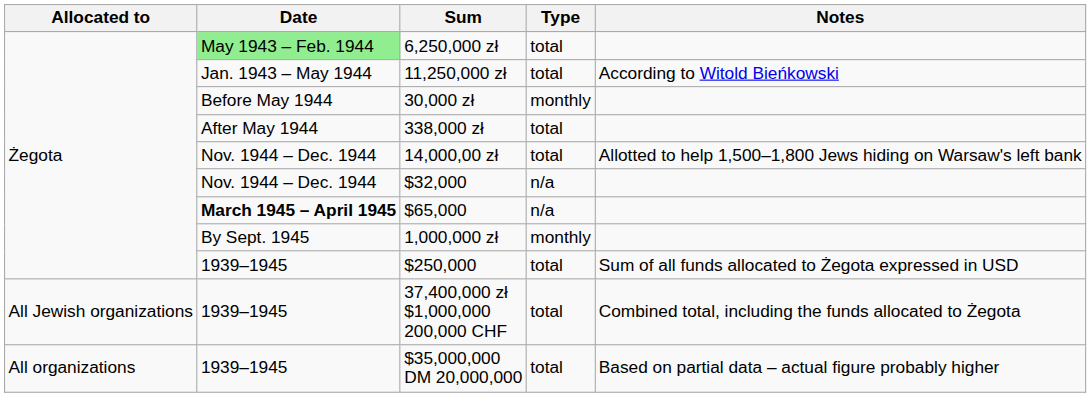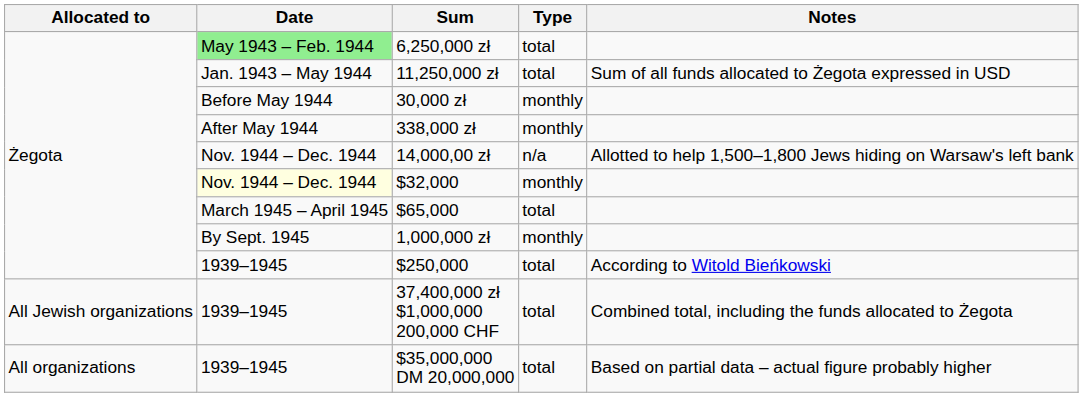(719, 73) According to Witold Bieńkowski -> (801, 73) Sum of all funds allocated to Żegota expressed in USD
(547, 127) total -> (553, 127) monthly
(547, 155) total -> (534, 155) n/a
(289, 182) no background -> (289, 182) lightyellow background
(542, 182) n/a -> (553, 182) monthly
(299, 210) bold -> (295, 210) normal
(542, 210) n/a -> (539, 210) total
(809, 264) Sum of all funds allocated to Żegota expressed in USD -> (711, 264) According to Witold Bieńkowski
